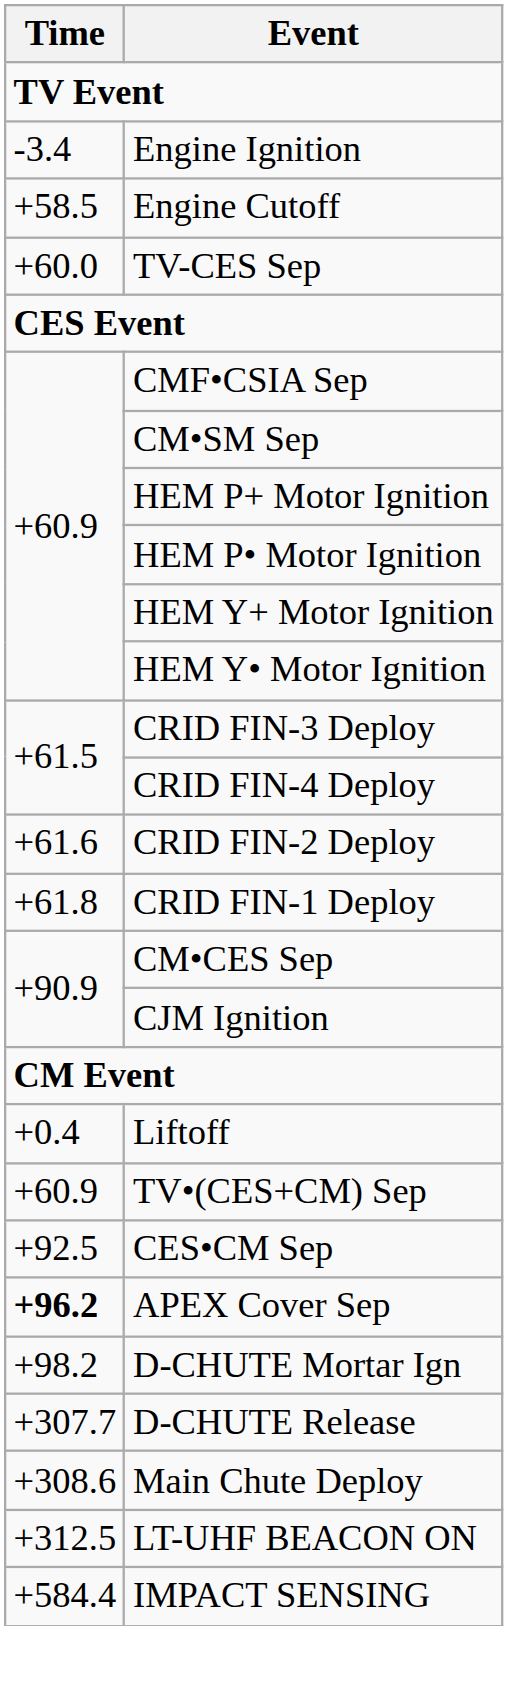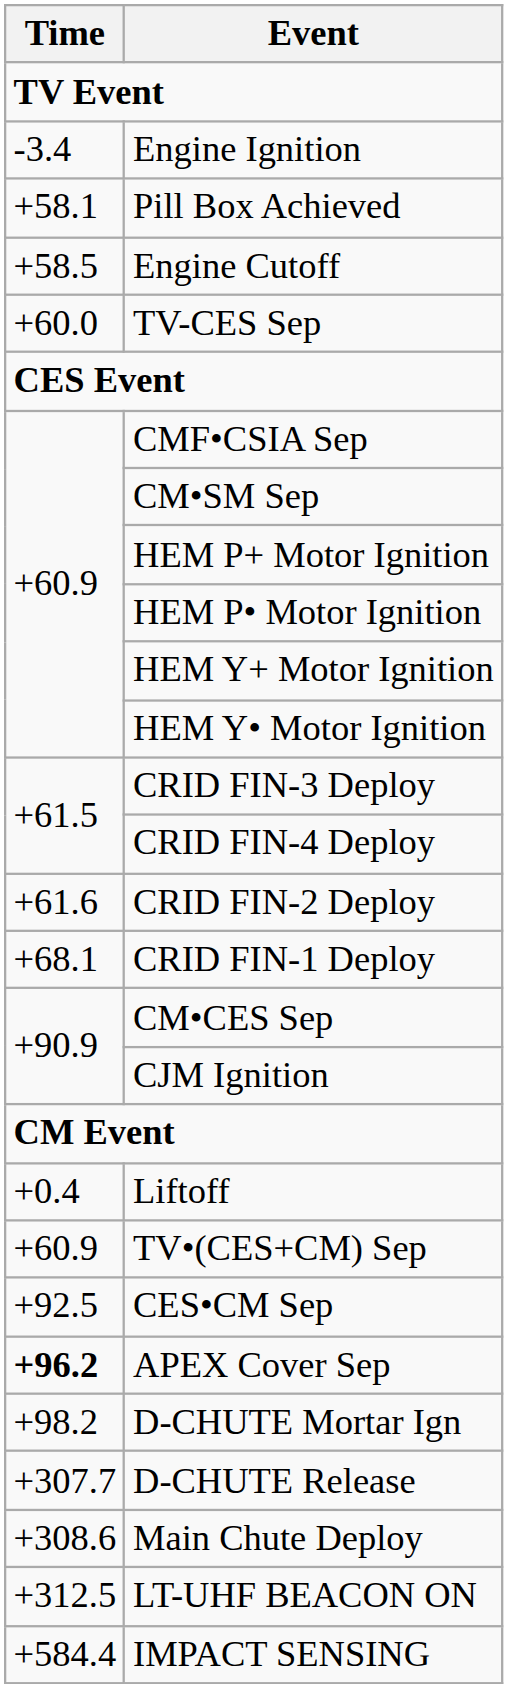+ row: (267, 206)
(56, 901) +61.8 -> (56, 959) +68.1
